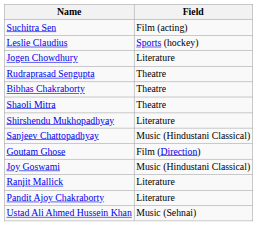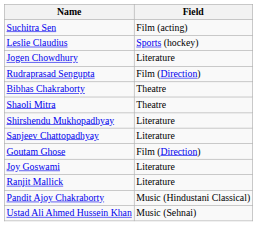(151, 74) Theatre -> (168, 74) Film (Direction)
(193, 136) Music (Hindustani Classical) -> (156, 136) Literature
(193, 167) Music (Hindustani Classical) -> (156, 167) Literature
(156, 197) Literature -> (193, 197) Music (Hindustani Classical)
